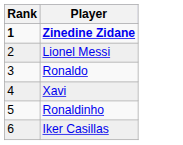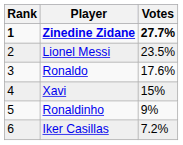+ column: (158, 14)
